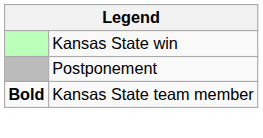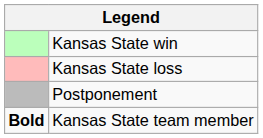+ row: (117, 69)
